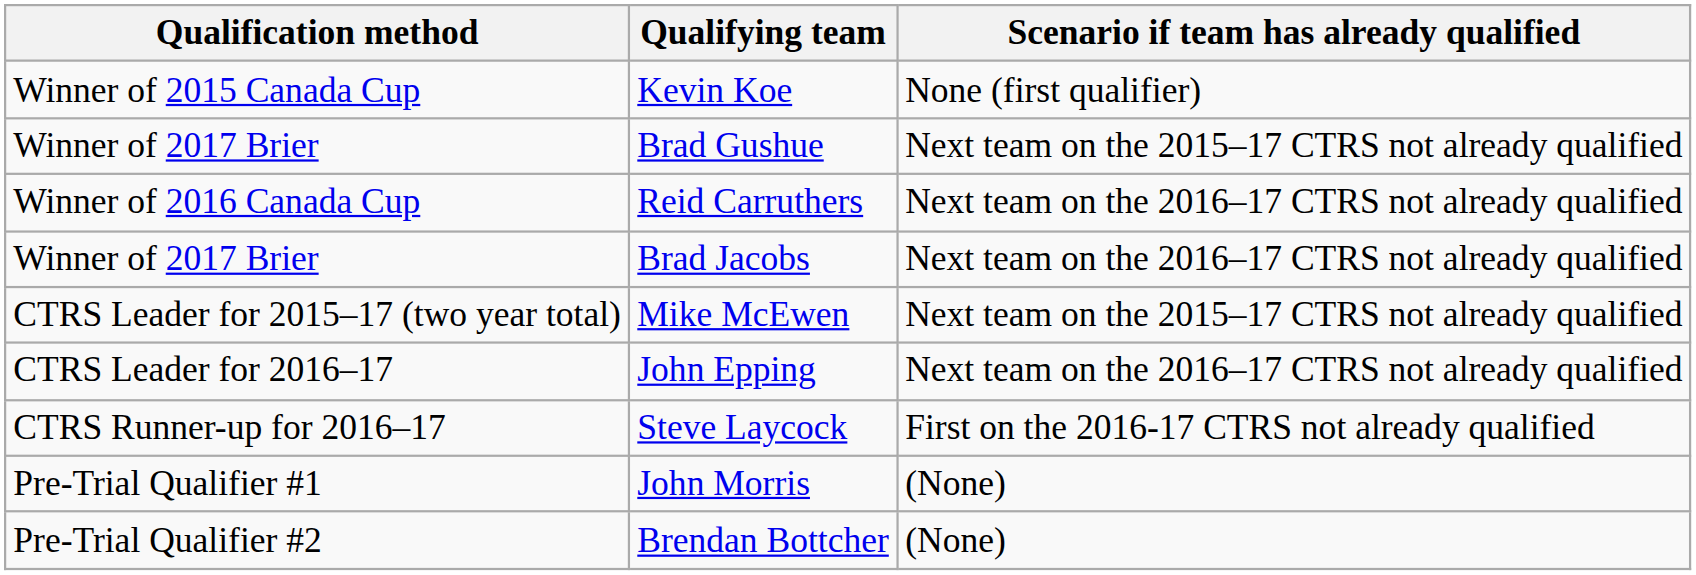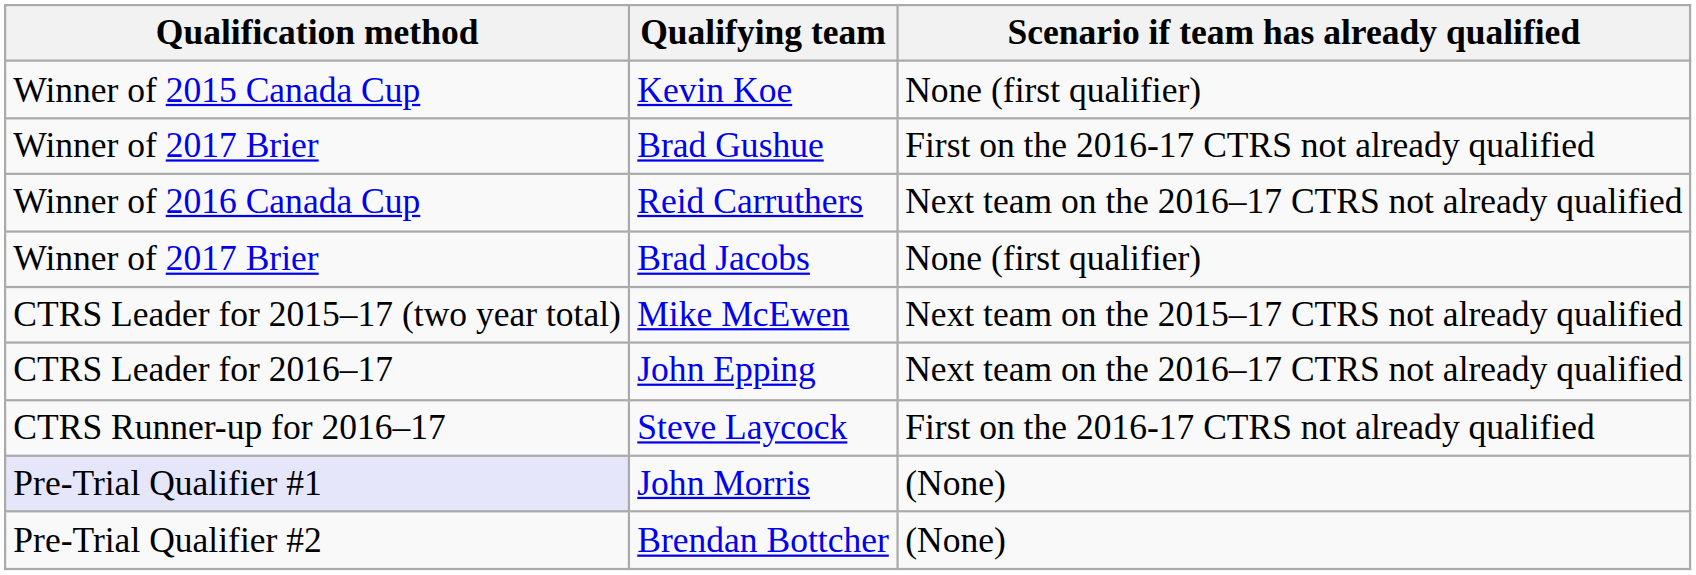(1294, 145) Next team on the 2015–17 CTRS not already qualified -> (1250, 145) First on the 2016-17 CTRS not already qualified
(1294, 257) Next team on the 2016–17 CTRS not already qualified -> (1053, 257) None (first qualifier)
(168, 483) no background -> (168, 483) lavender background
